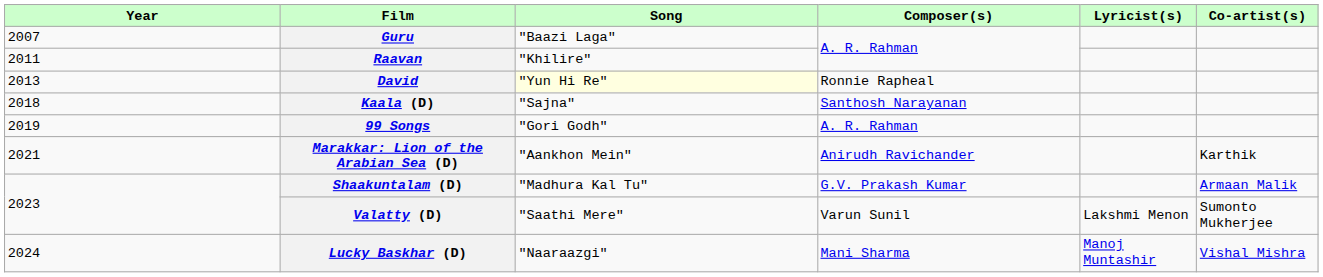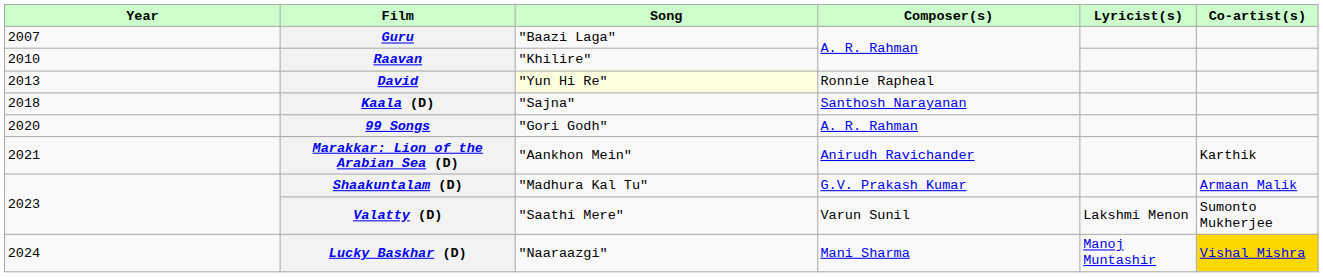(24, 60) 2011 -> (24, 60) 2010
(24, 126) 2019 -> (24, 126) 2020
(1253, 253) no background -> (1253, 253) gold background
